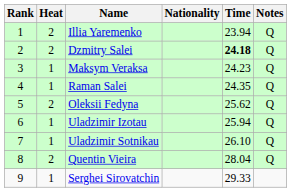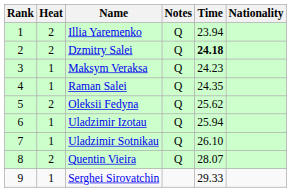columns swapped: (192, 13) <-> (270, 13)
(238, 159) 28.04 -> (210, 159) 28.07
